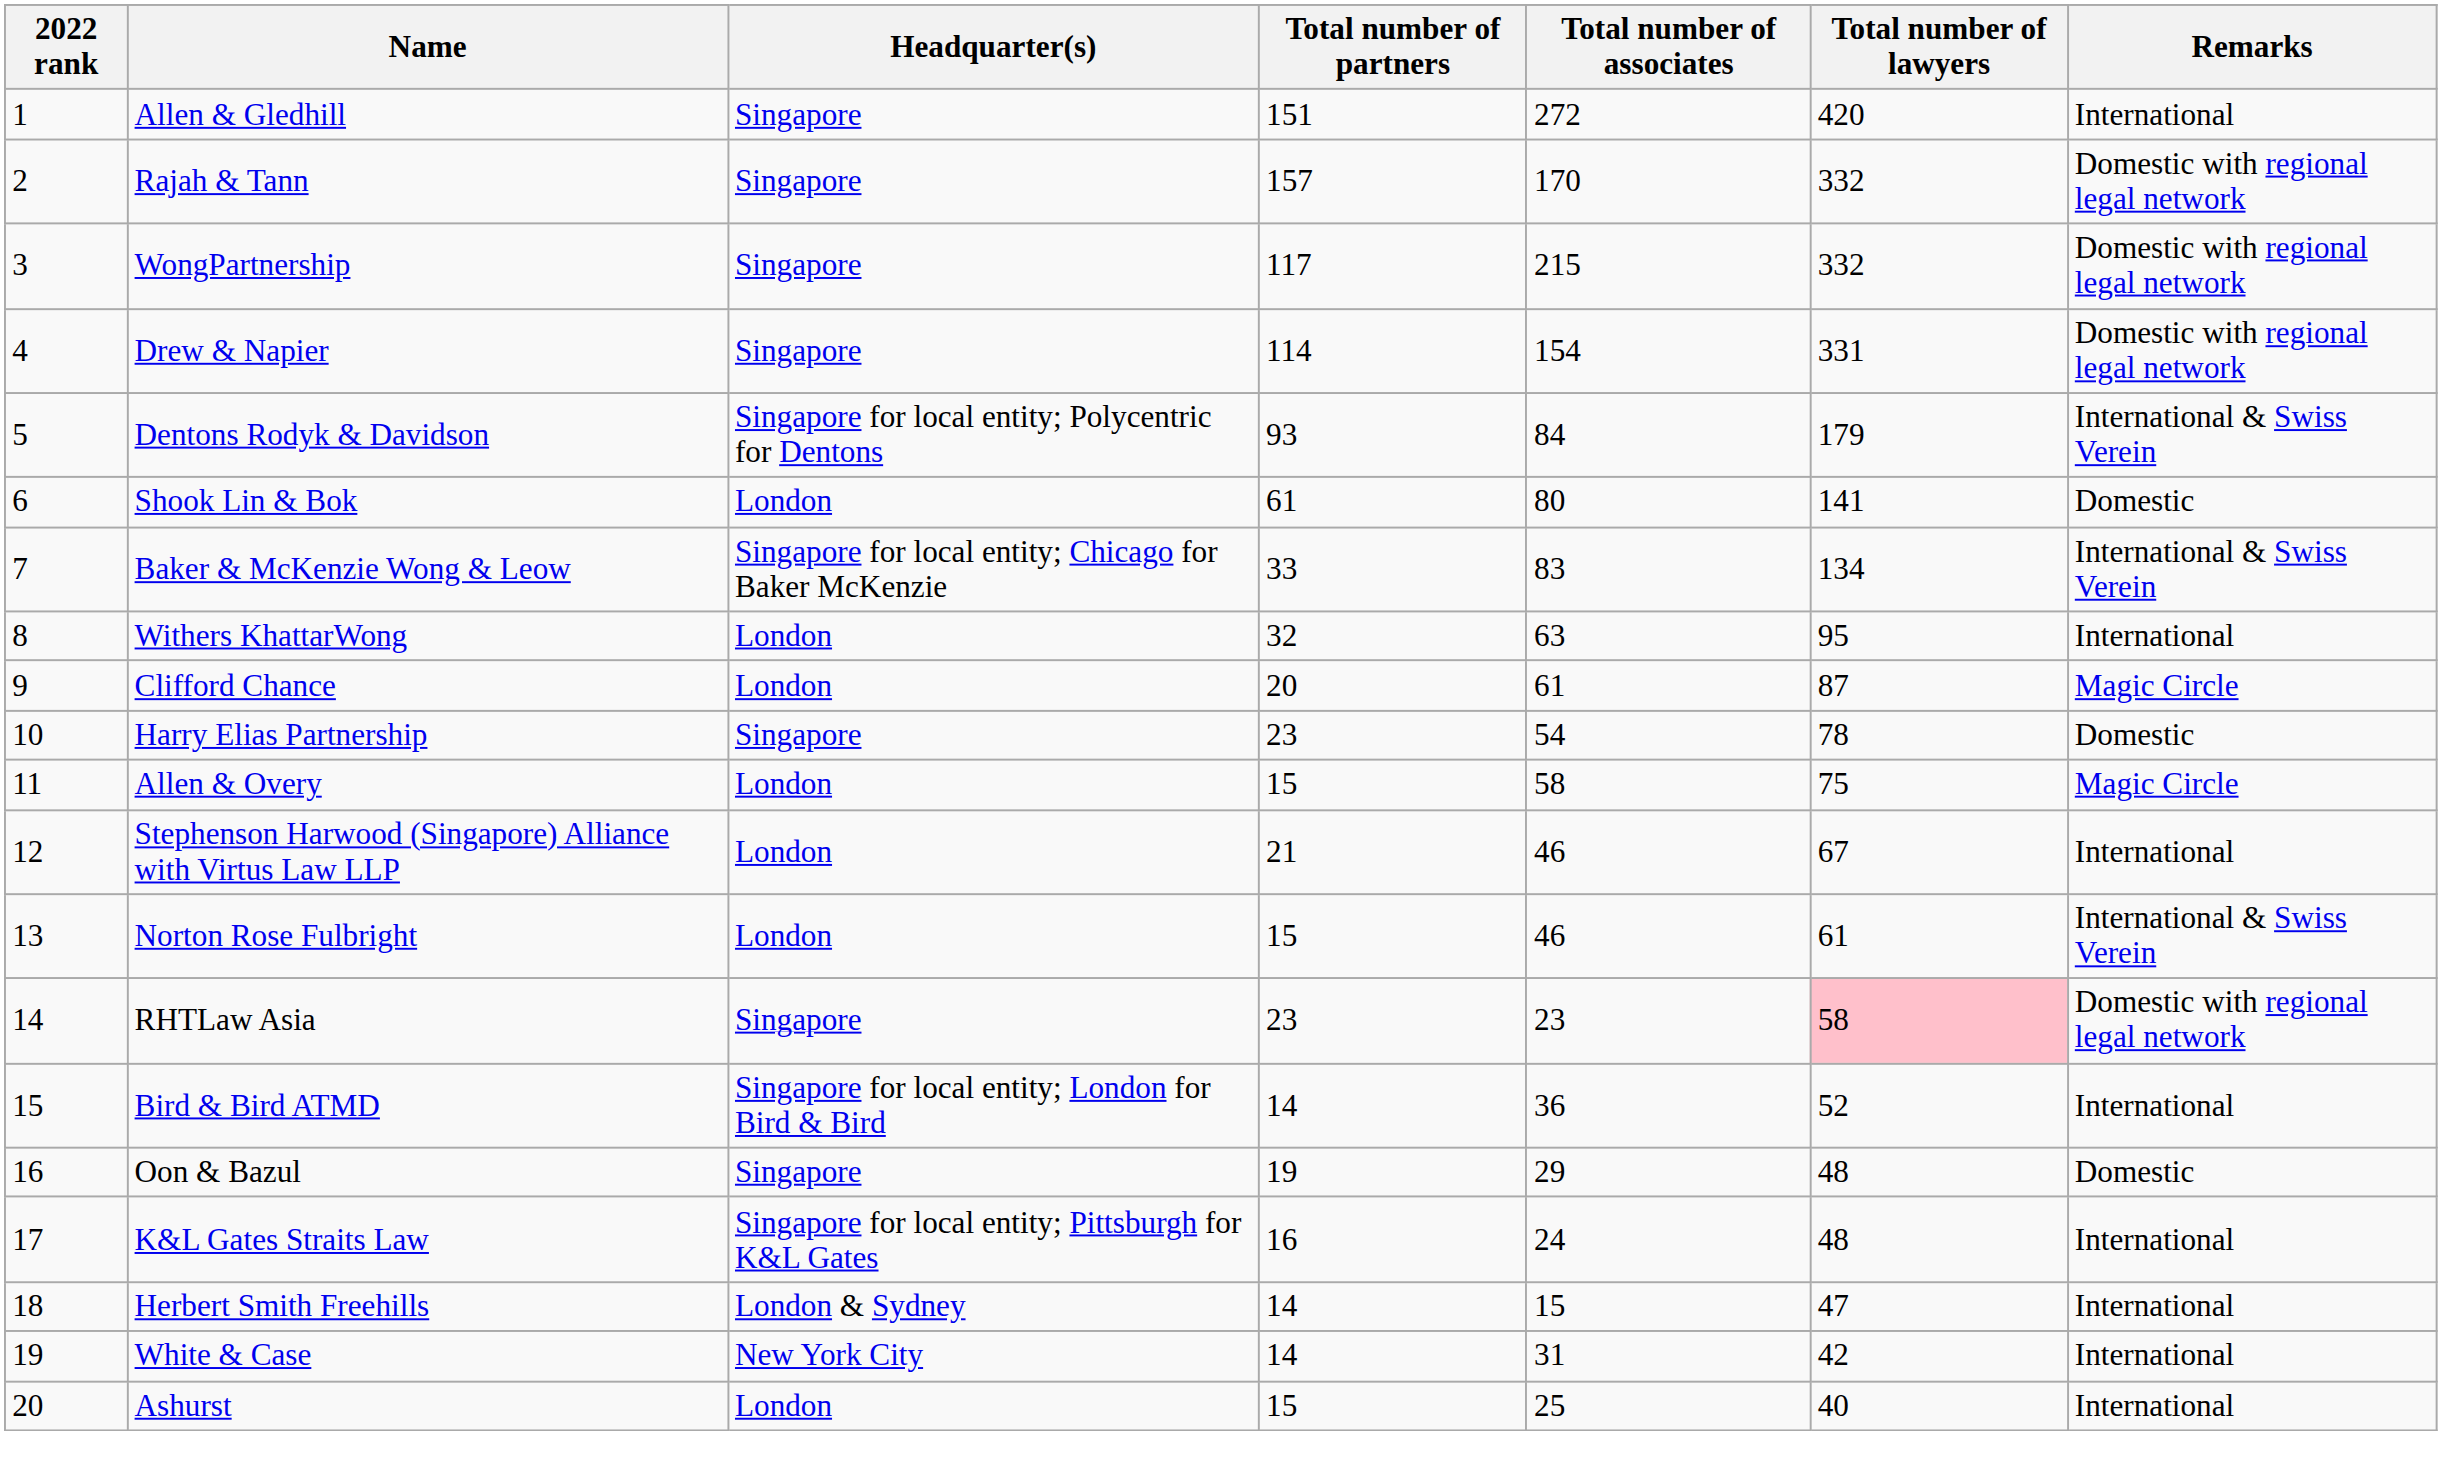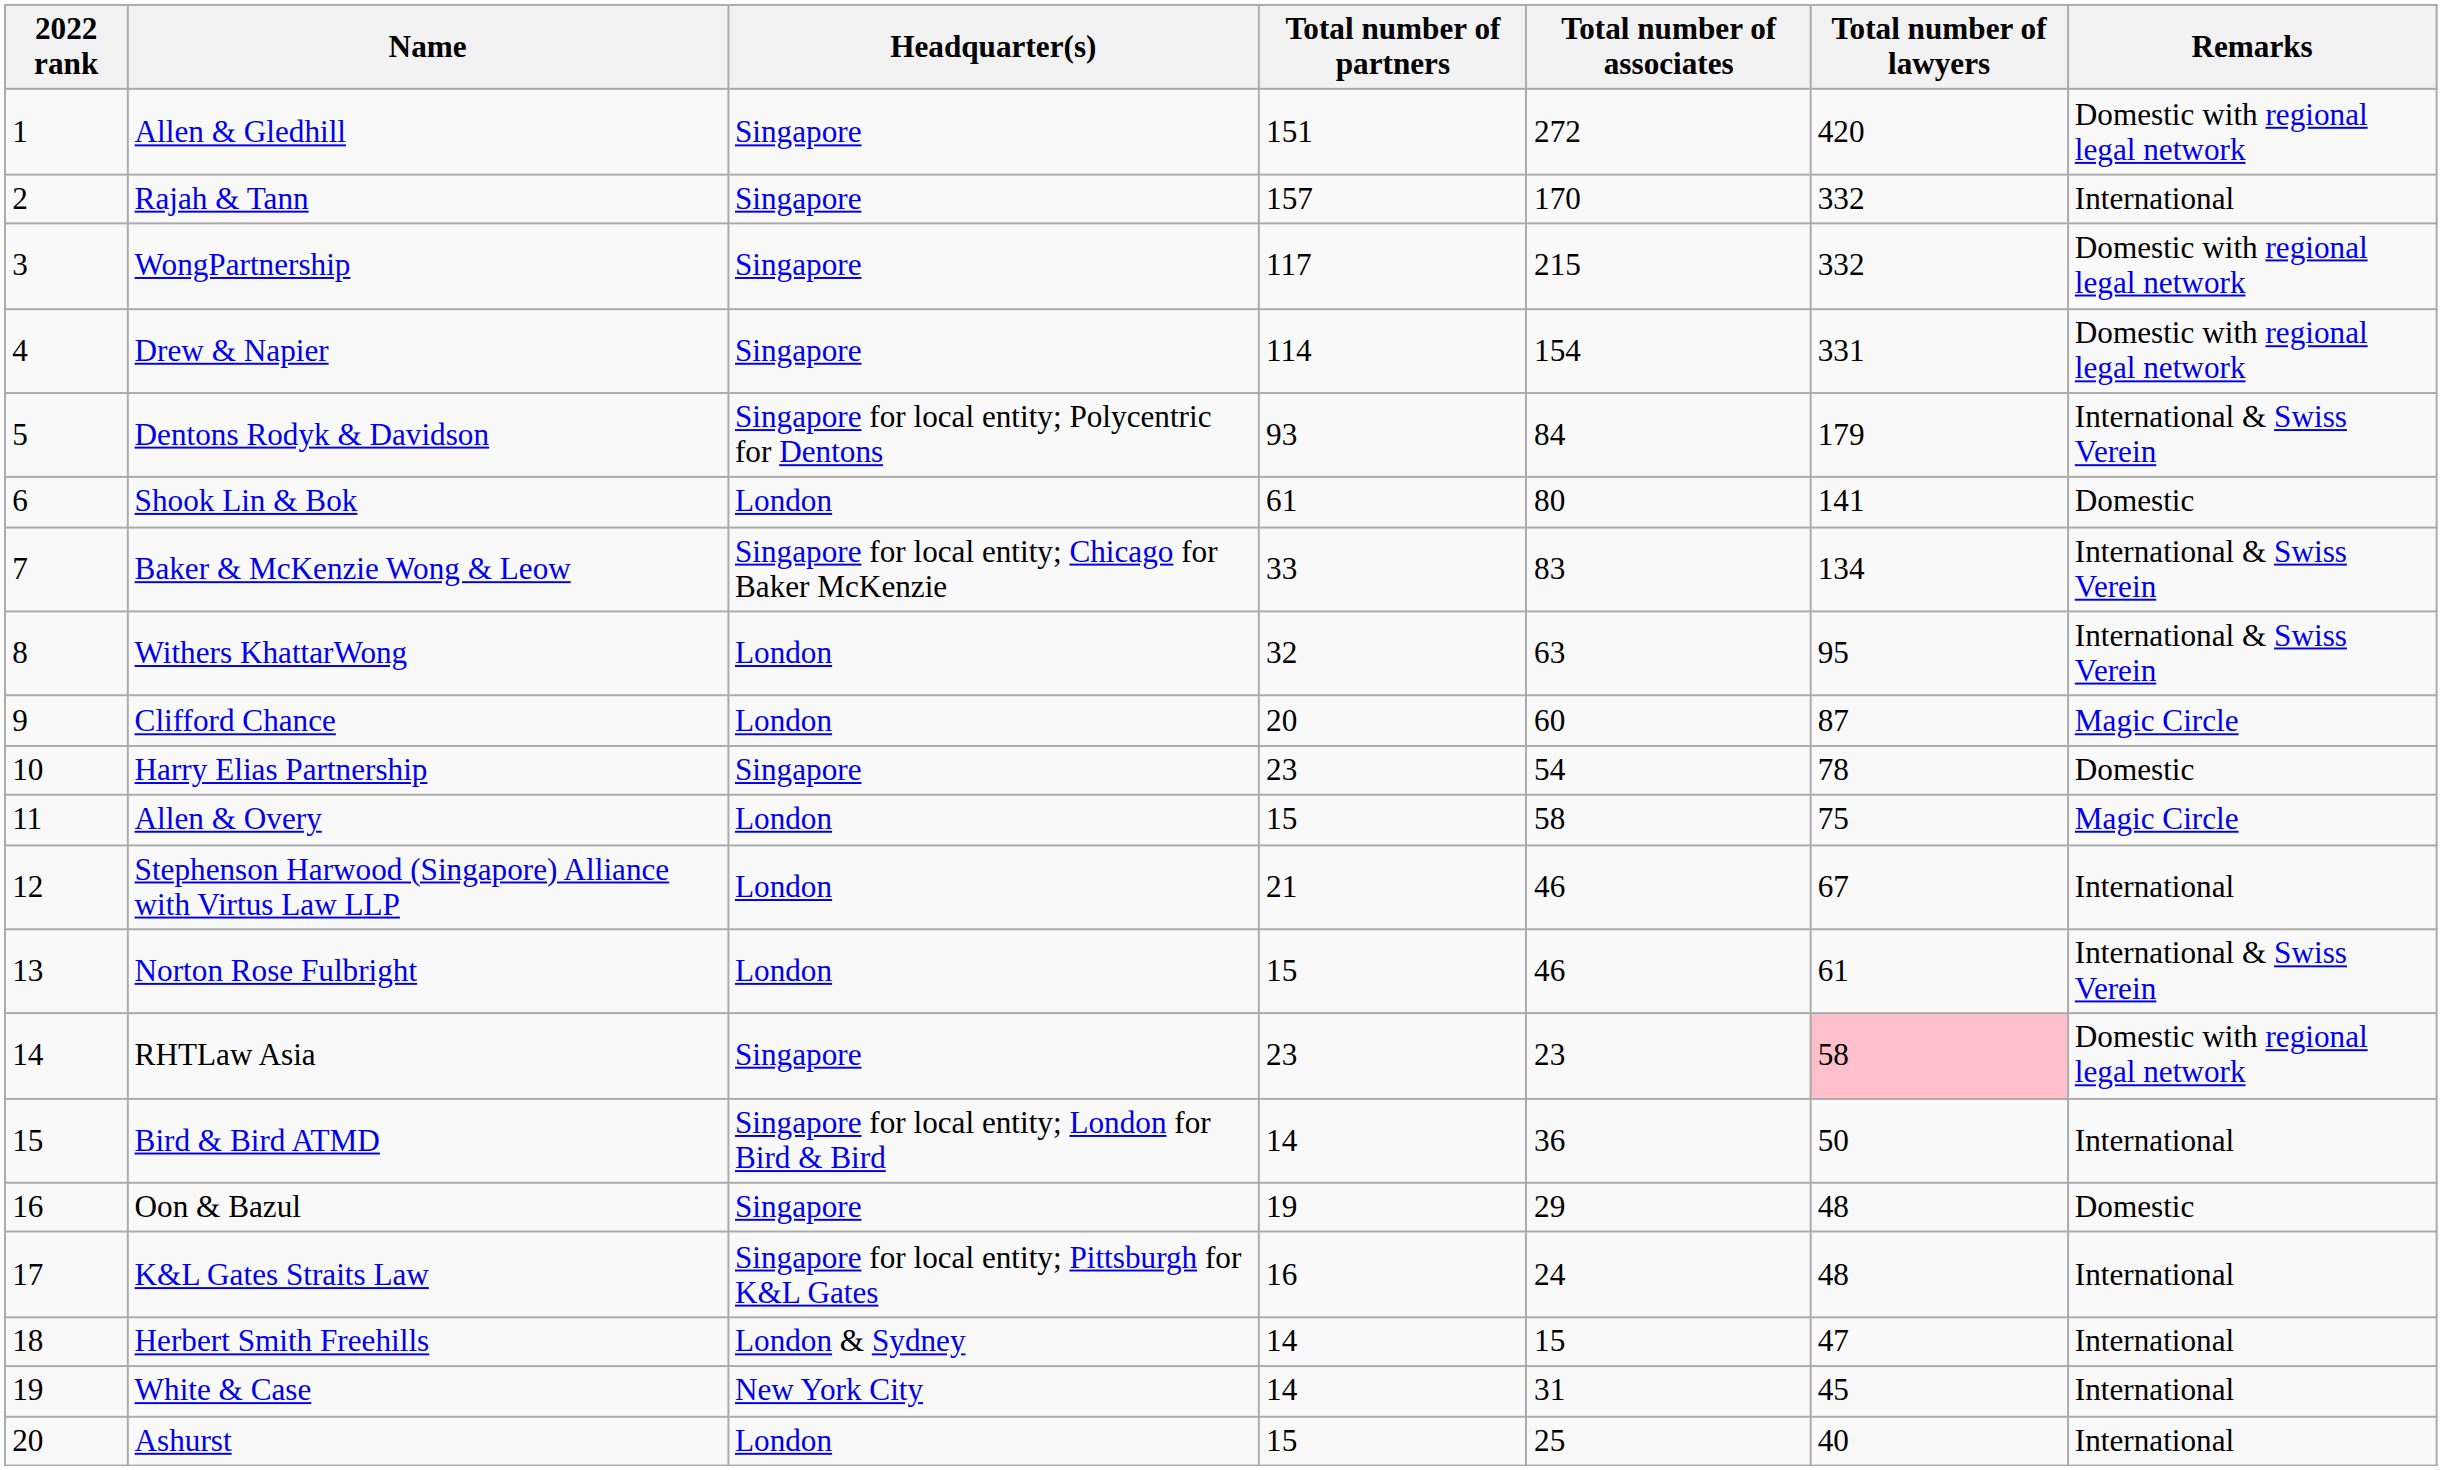(2155, 113) International -> (2221, 131) Domestic with regional legal network
(2221, 180) Domestic with regional legal network -> (2155, 198) International
(2155, 635) International -> (2211, 653) International & Swiss Verein
(1550, 685) 61 -> (1550, 720) 60
(1833, 1104) 52 -> (1833, 1140) 50
(1833, 1355) 42 -> (1833, 1390) 45
